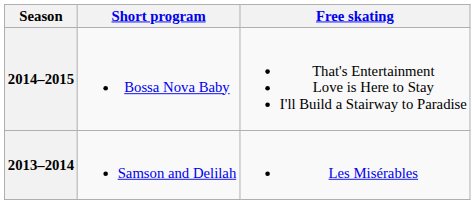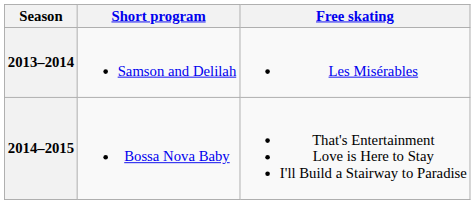rows swapped: (41, 79) <-> (41, 164)
